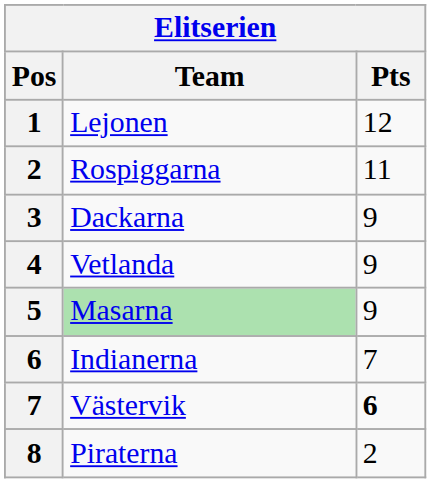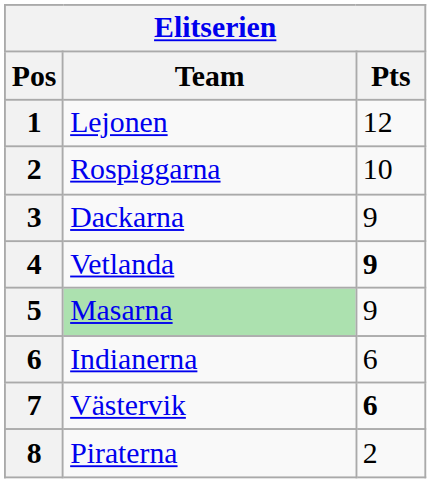(377, 169) 11 -> (378, 169) 10
(370, 264) normal -> (370, 264) bold
(370, 358) 7 -> (370, 358) 6
